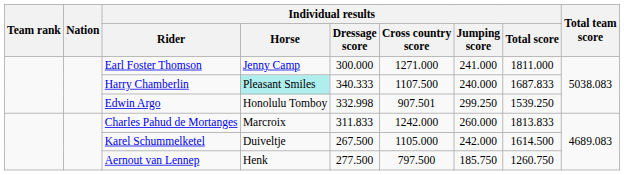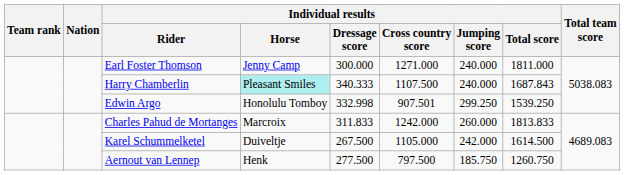(478, 65) 241.000 -> (478, 65) 240.000
(532, 84) 1687.833 -> (532, 84) 1687.843
